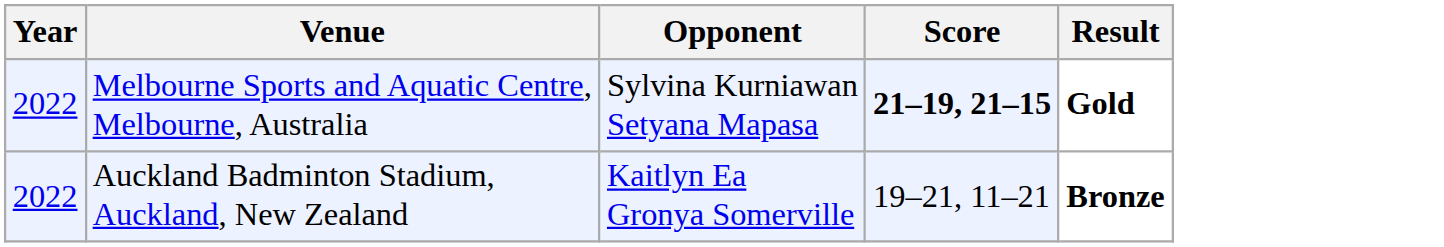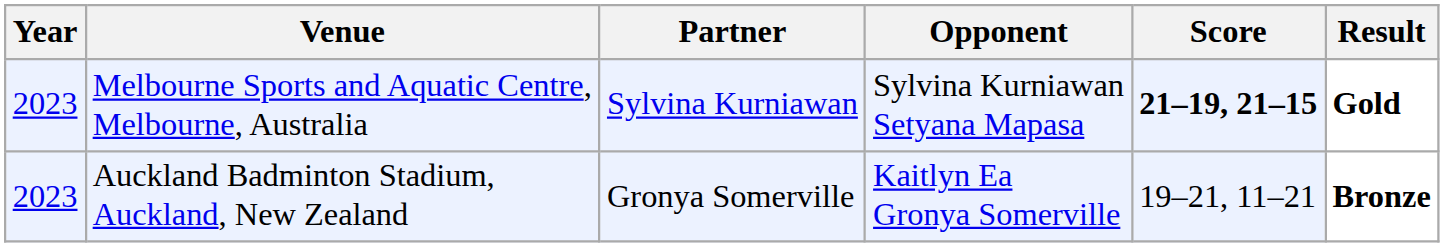+ column: (732, 31)
(45, 104) 2022 -> (45, 104) 2023
(45, 195) 2022 -> (45, 195) 2023
